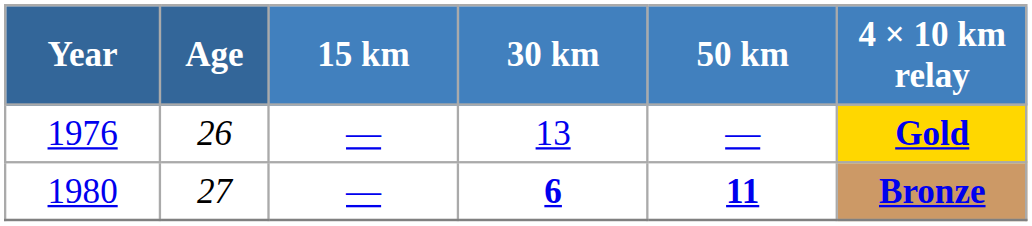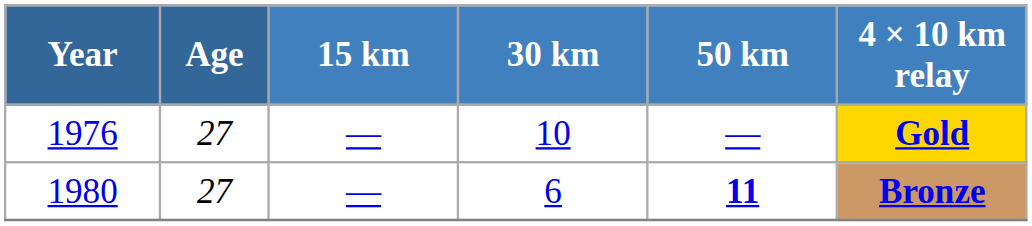(214, 133) 26 -> (214, 133) 27
(553, 133) 13 -> (553, 133) 10
(553, 191) bold -> (553, 191) normal
